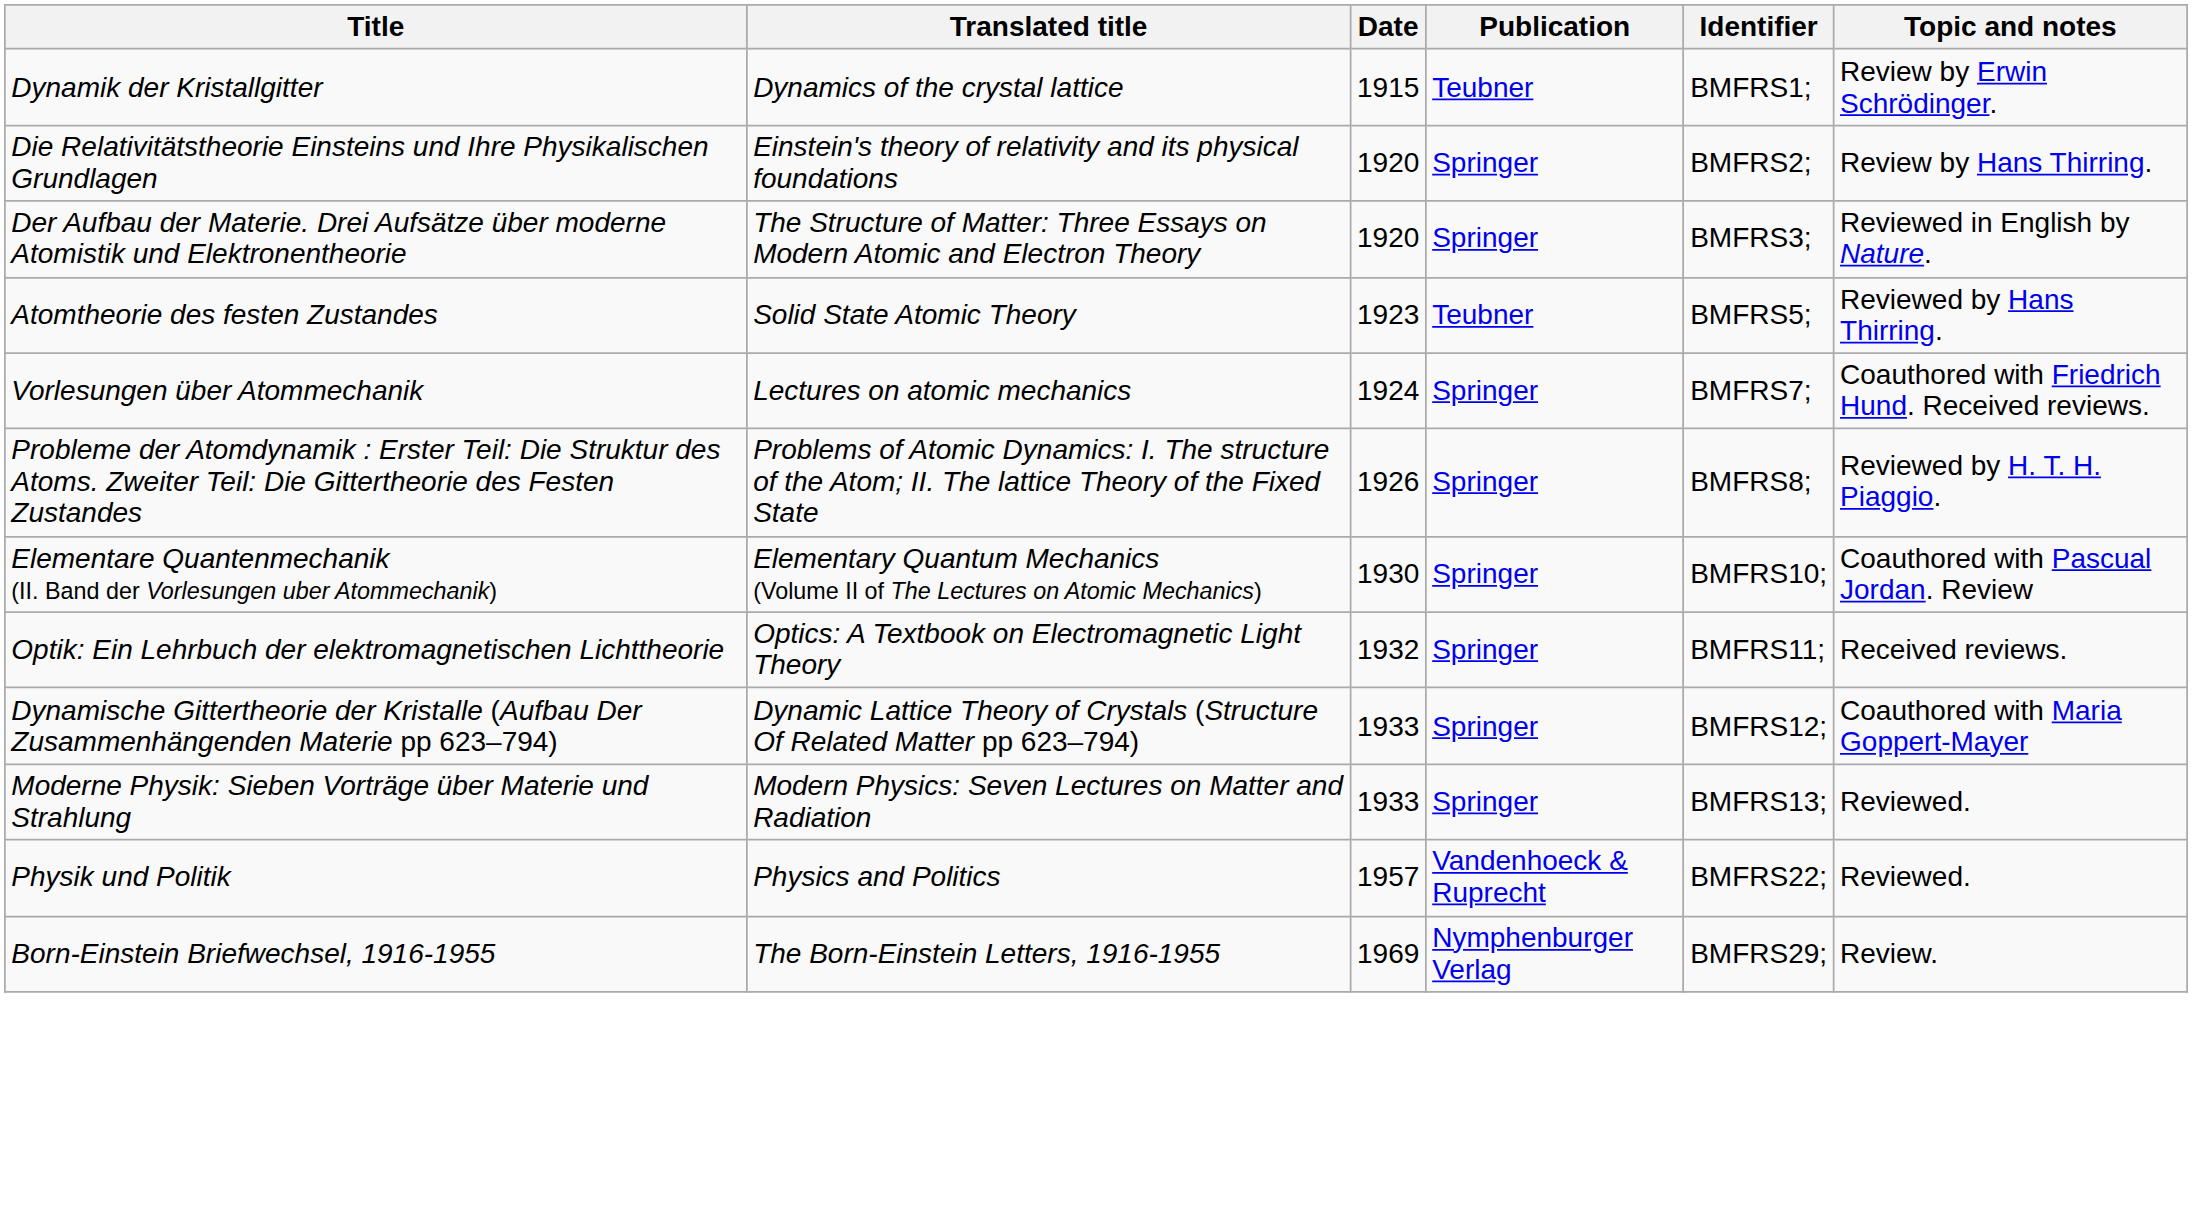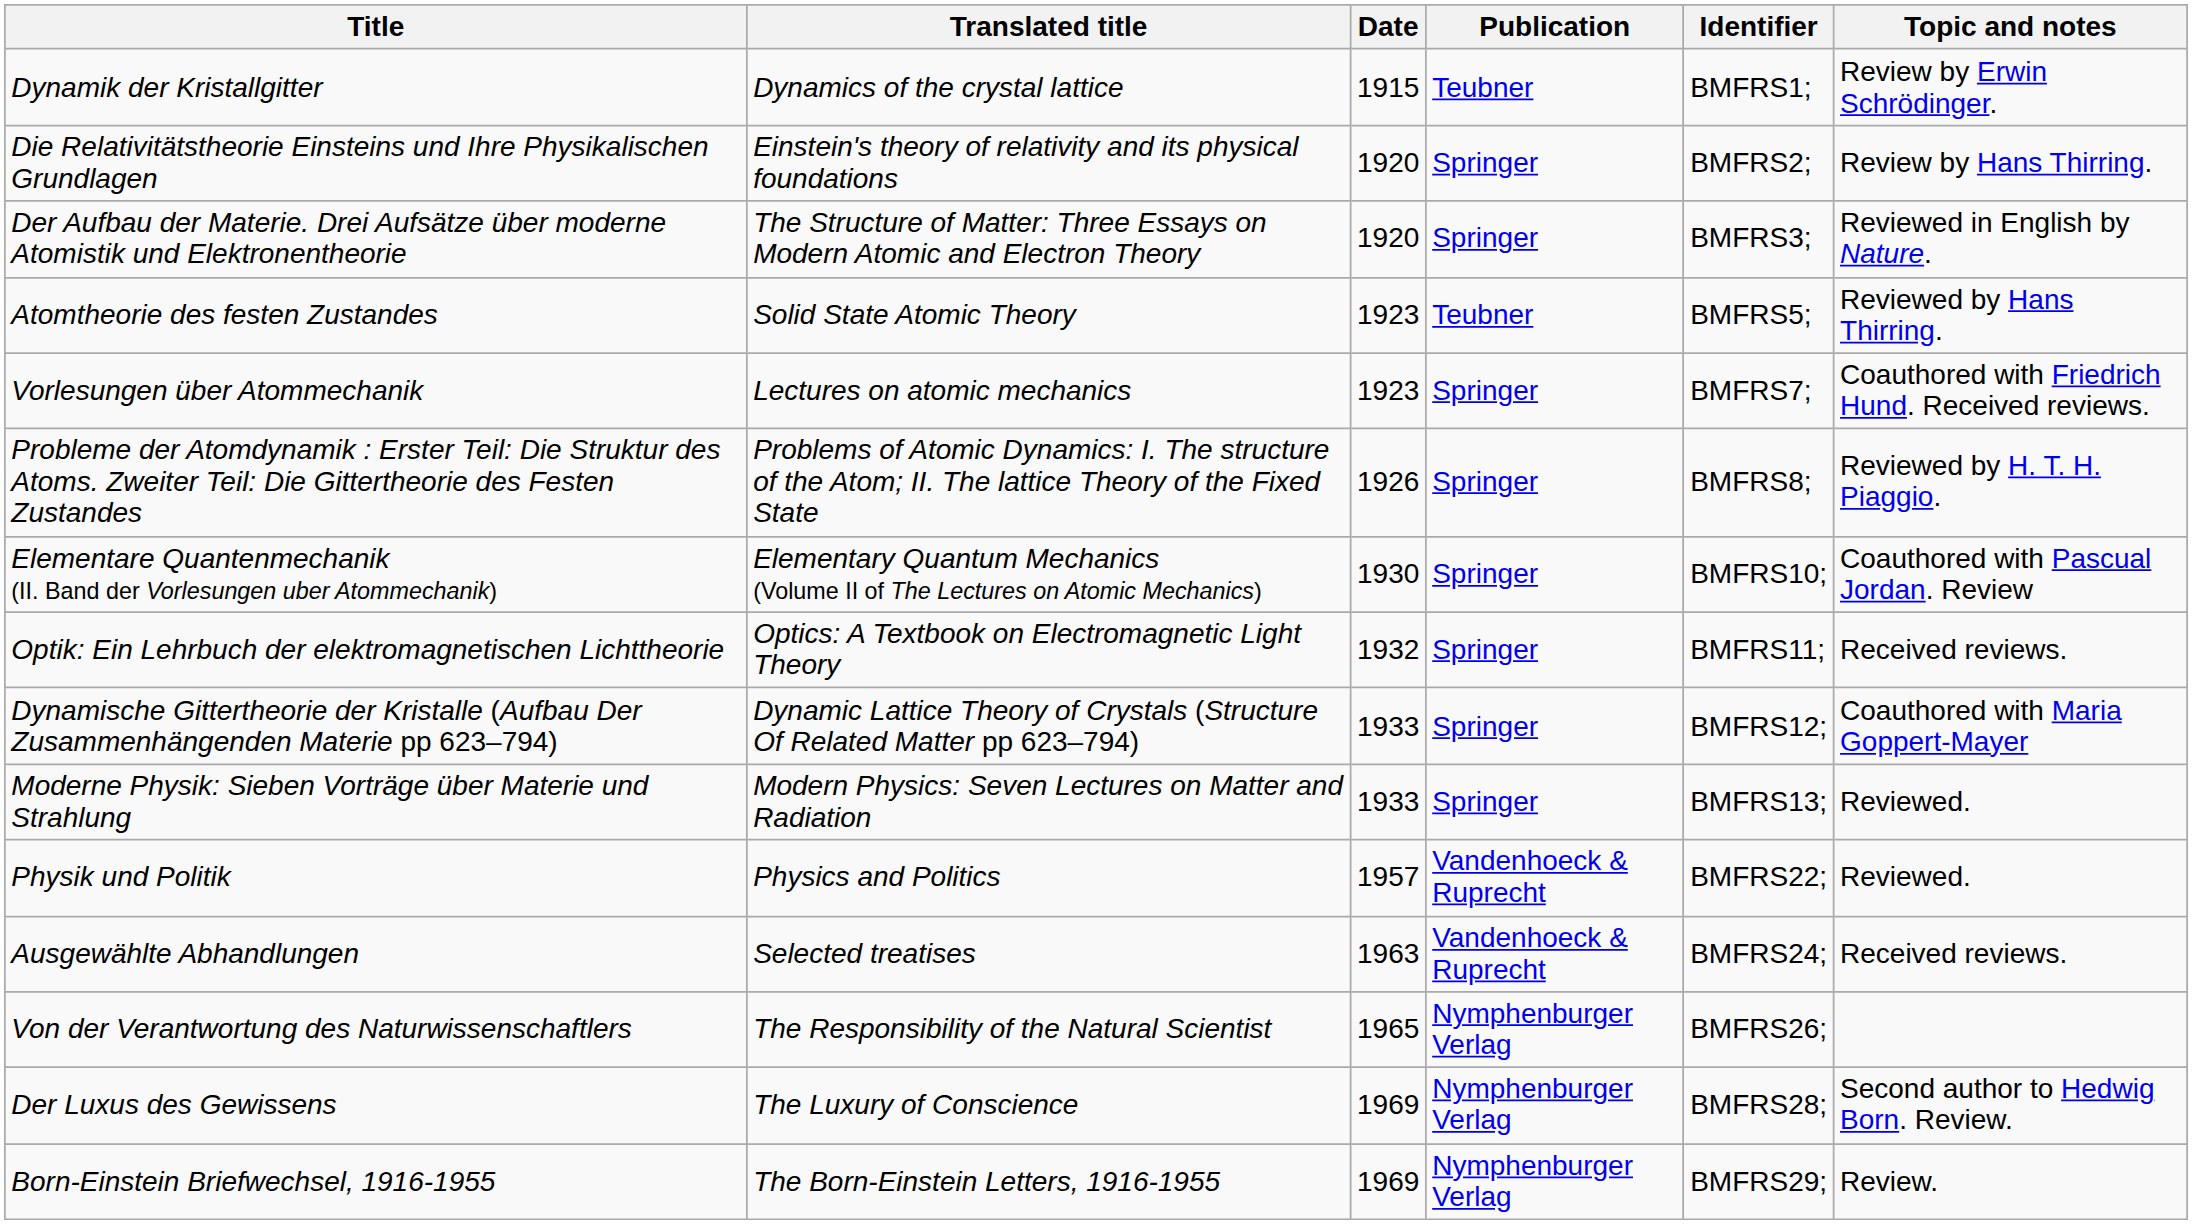(1388, 390) 1924 -> (1388, 390) 1923
+ row: (185, 953)
+ row: (322, 1029)
+ row: (174, 1105)
